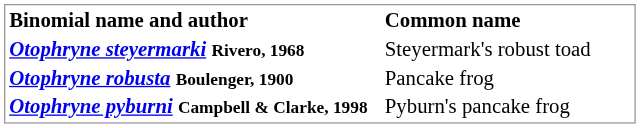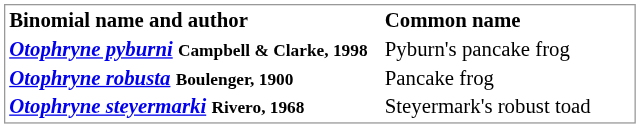rows swapped: (188, 106) <-> (157, 49)
